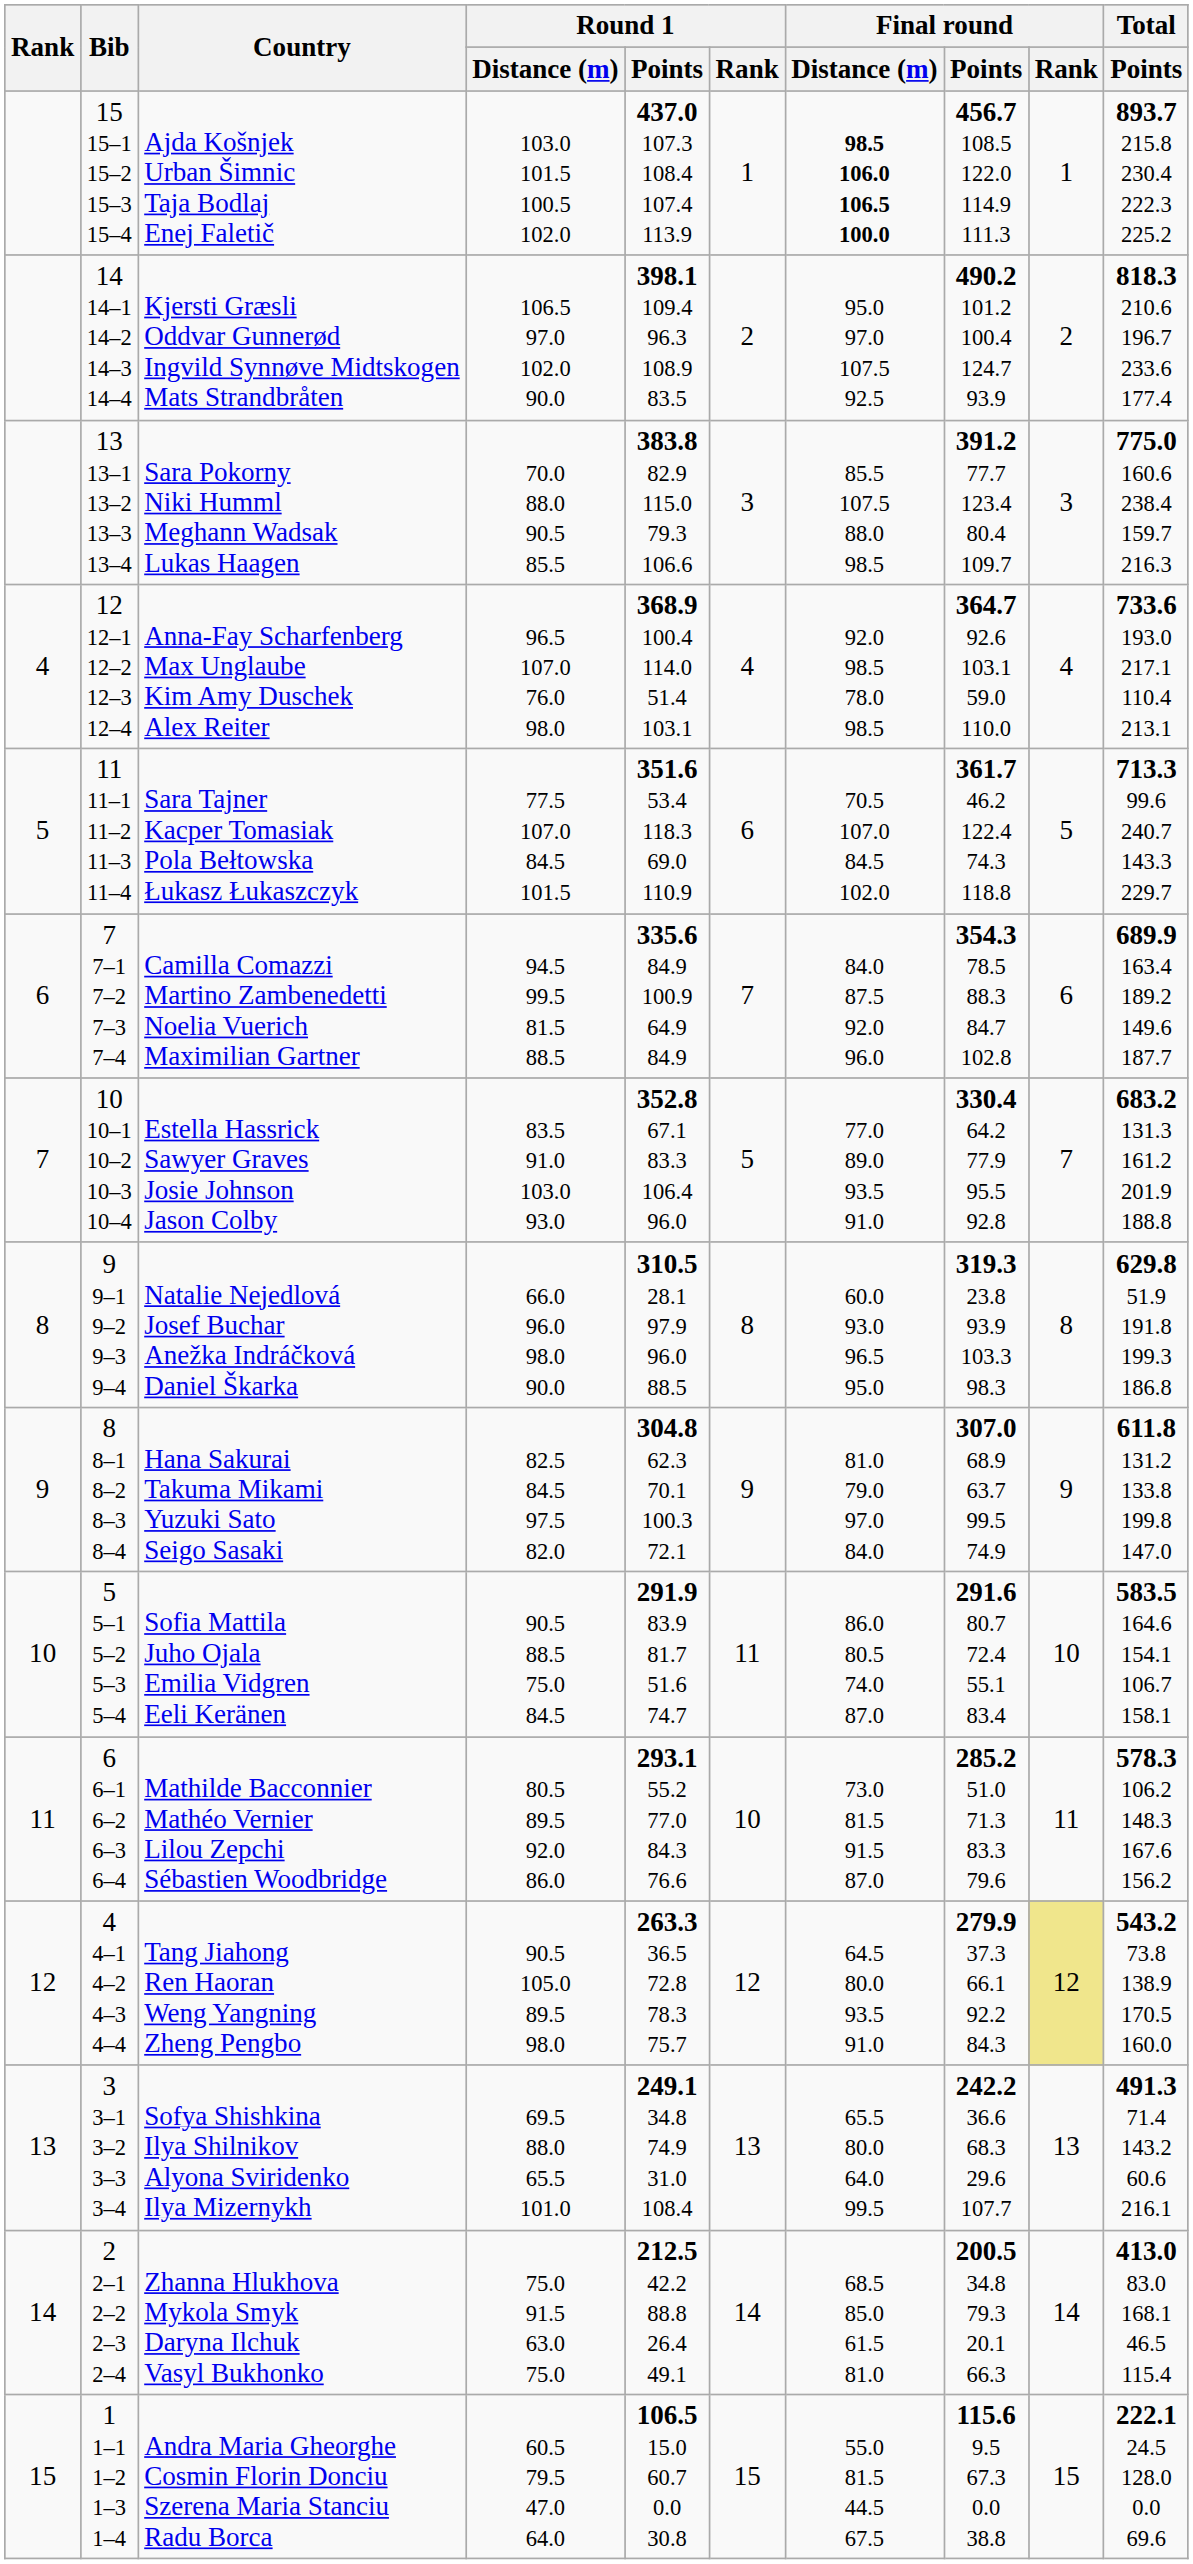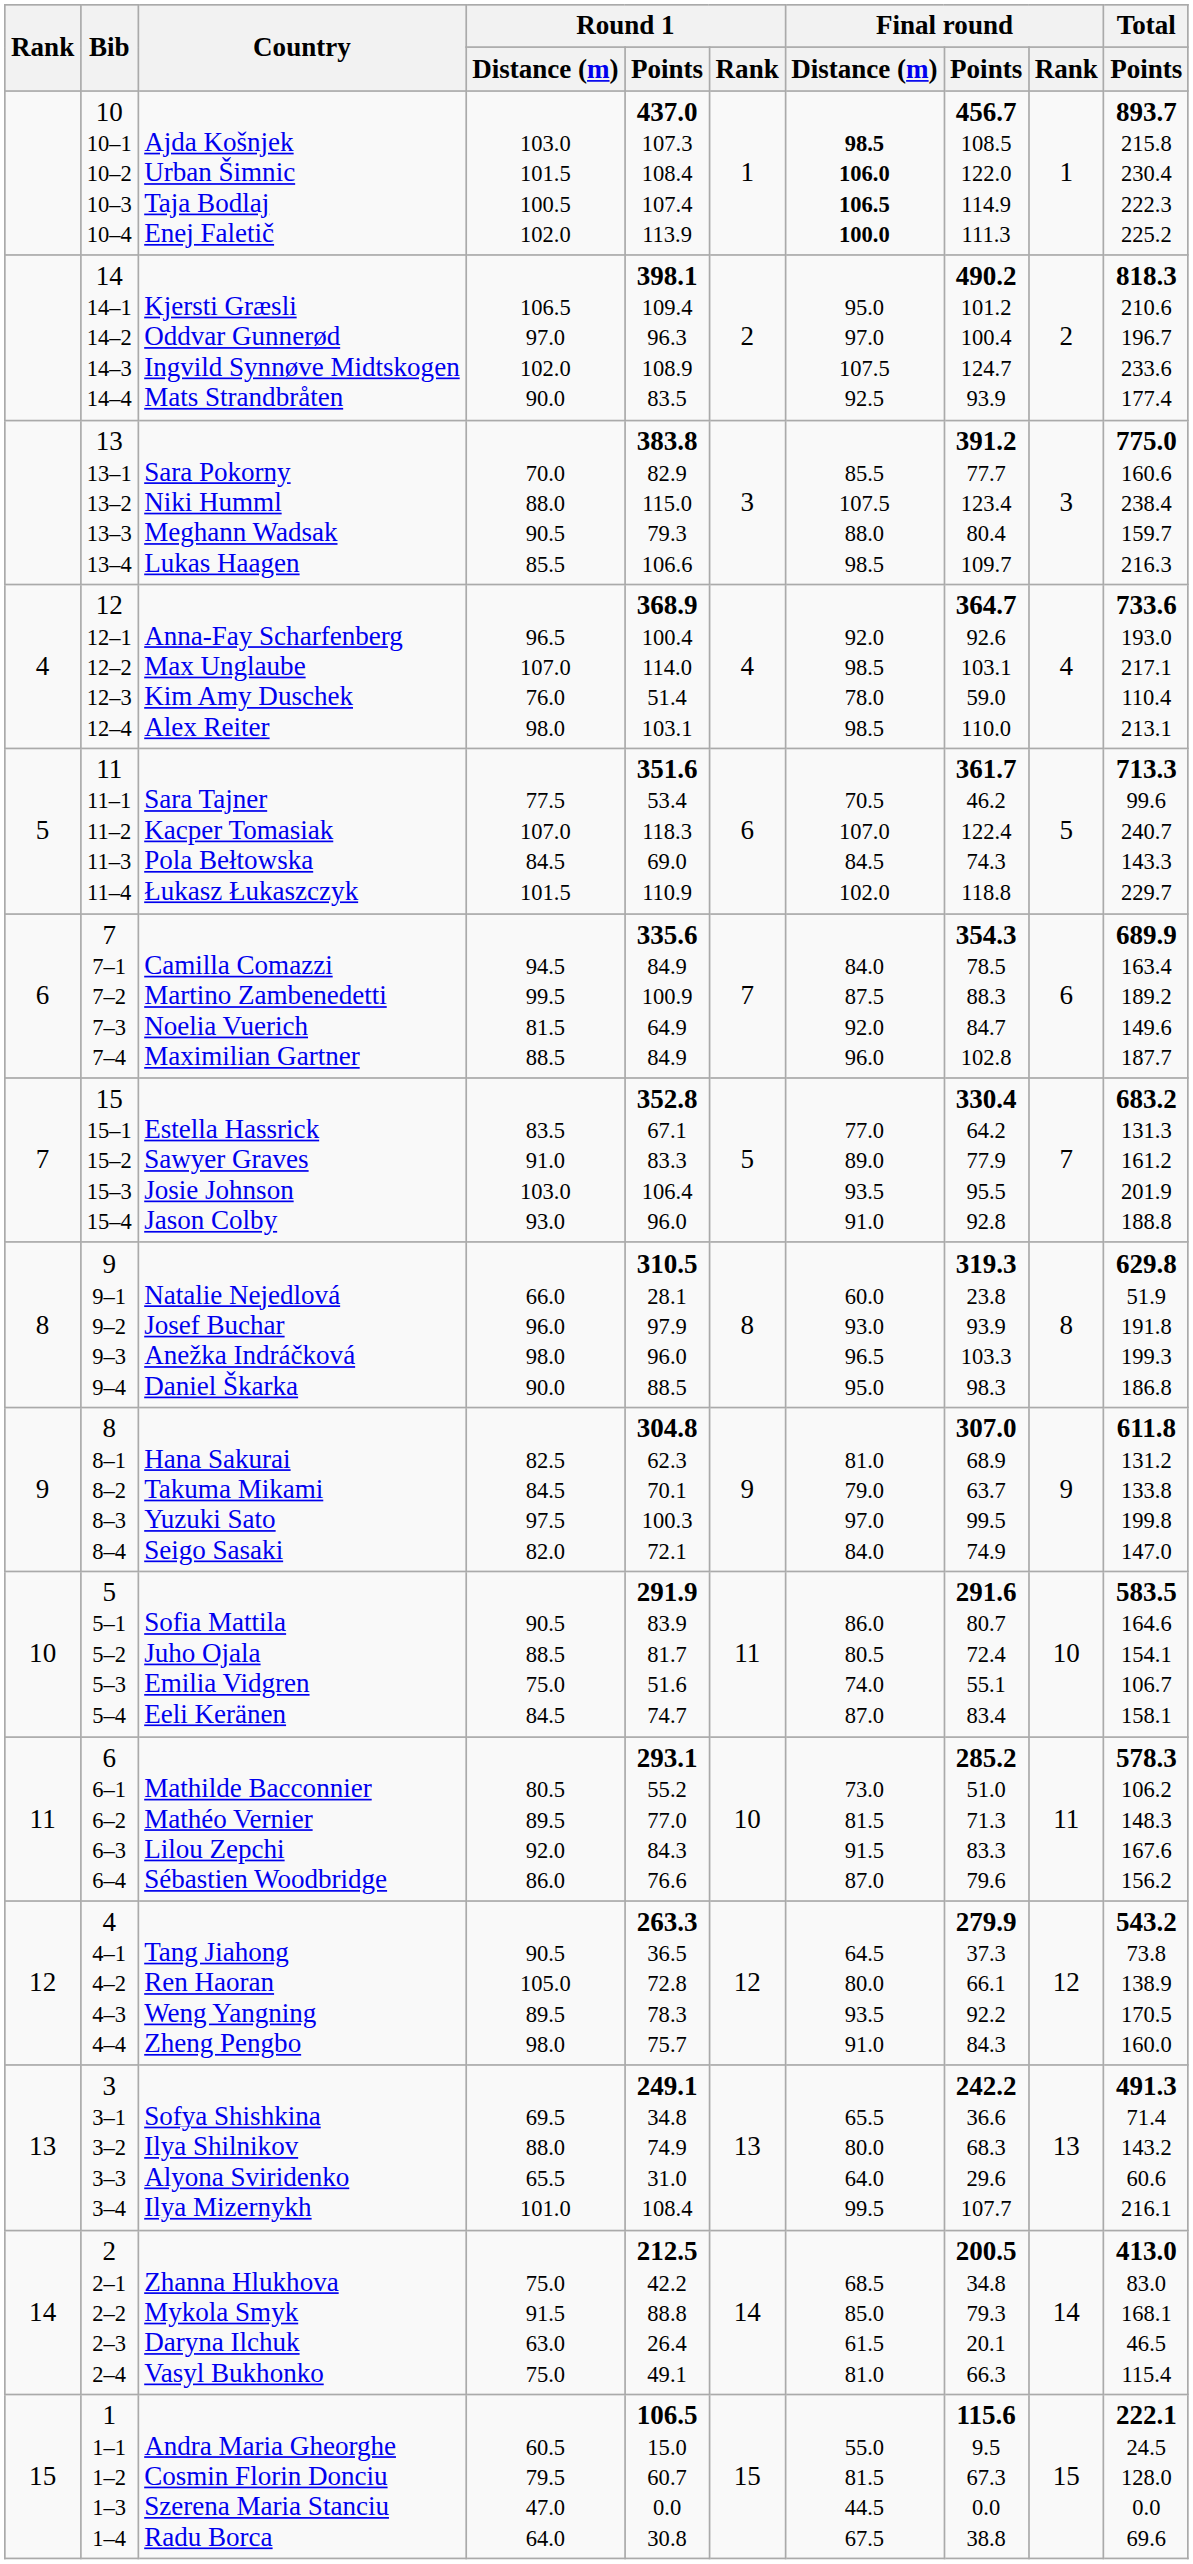(109, 172) 15 15–1 15–2 15–3 15–4 -> (109, 172) 10 10–1 10–2 10–3 10–4
(109, 1159) 10 10–1 10–2 10–3 10–4 -> (109, 1159) 15 15–1 15–2 15–3 15–4
(1066, 1982) khaki background -> (1066, 1982) no background
